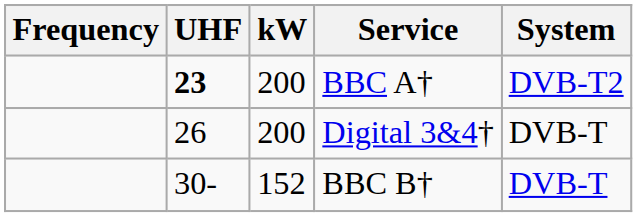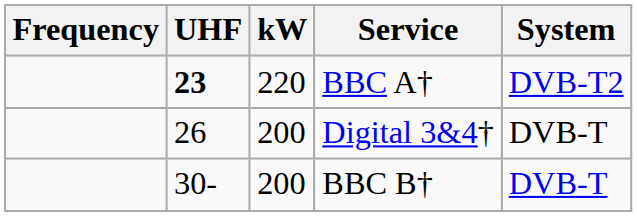(281, 81) 200 -> (281, 81) 220
(281, 183) 152 -> (281, 183) 200
